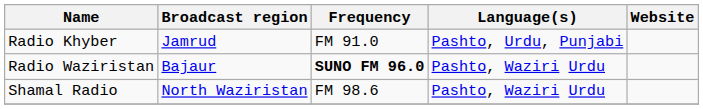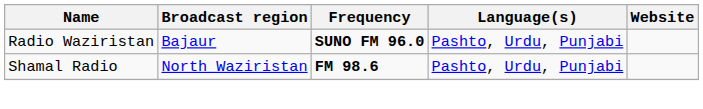- row: (63, 42)
(518, 67) Pashto, Waziri Urdu -> (527, 42) Pashto, Urdu, Punjabi
(347, 91) normal -> (347, 67) bold
(518, 91) Pashto, Waziri Urdu -> (527, 67) Pashto, Urdu, Punjabi
